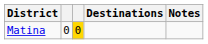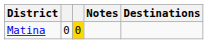columns swapped: (125, 13) <-> (184, 13)
